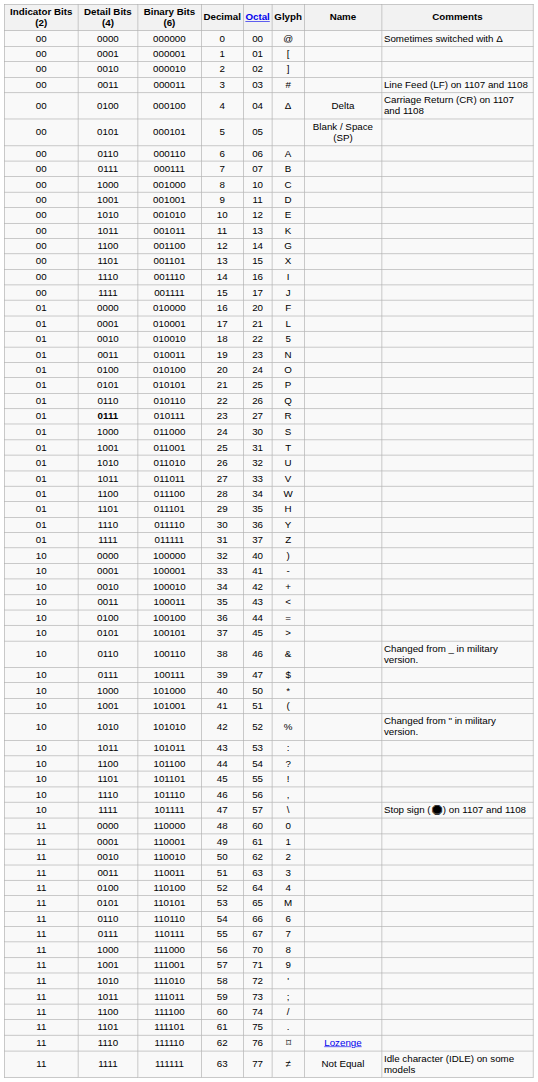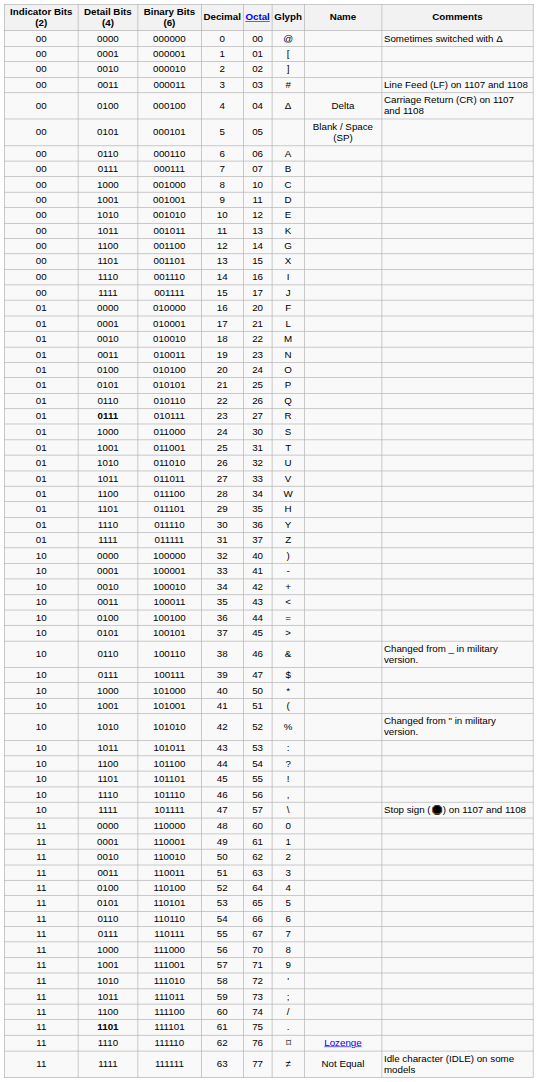(288, 339) 5 -> (288, 339) M
(288, 903) M -> (288, 903) 5
(108, 1027) normal -> (108, 1027) bold
